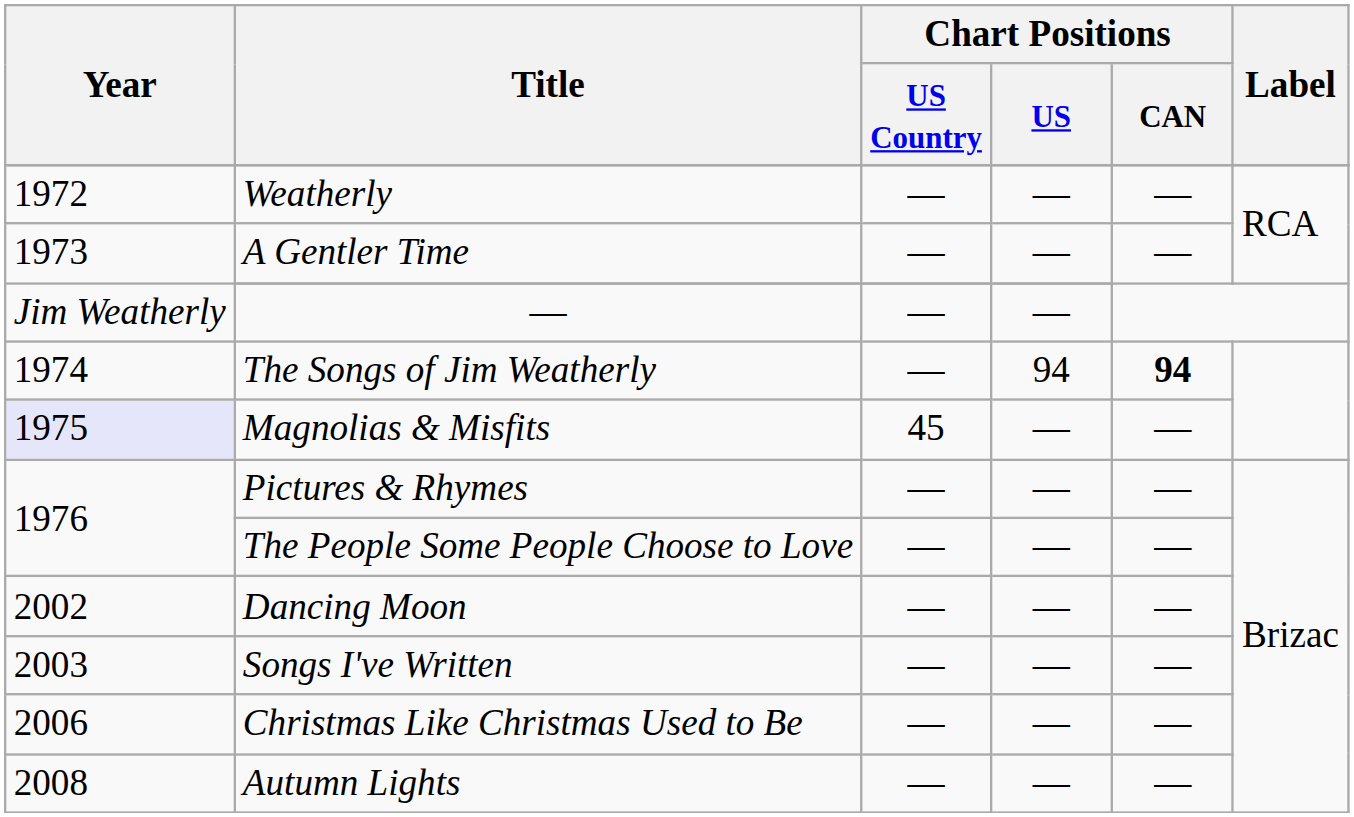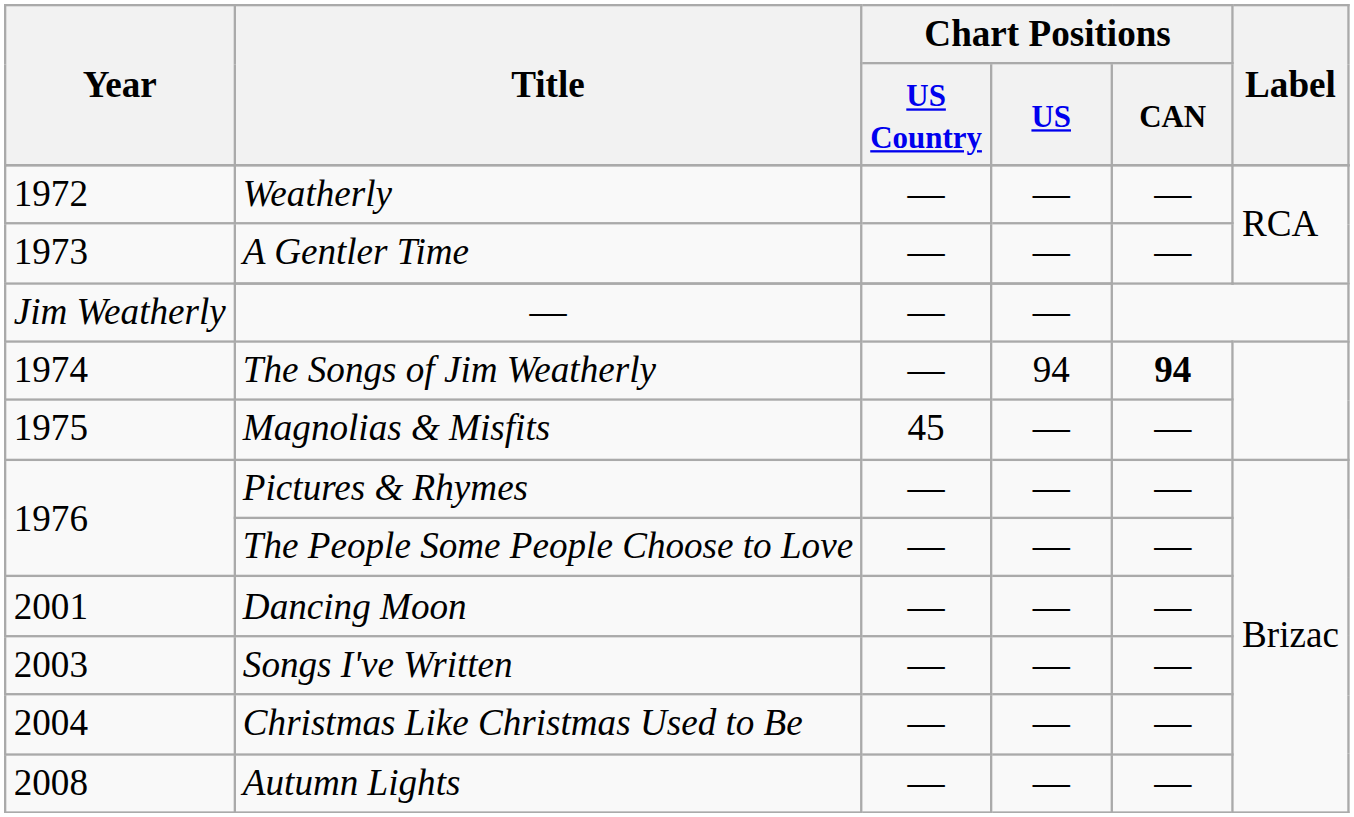(51, 428) lavender background -> (51, 428) no background
(51, 605) 2002 -> (51, 605) 2001
(51, 723) 2006 -> (51, 723) 2004
